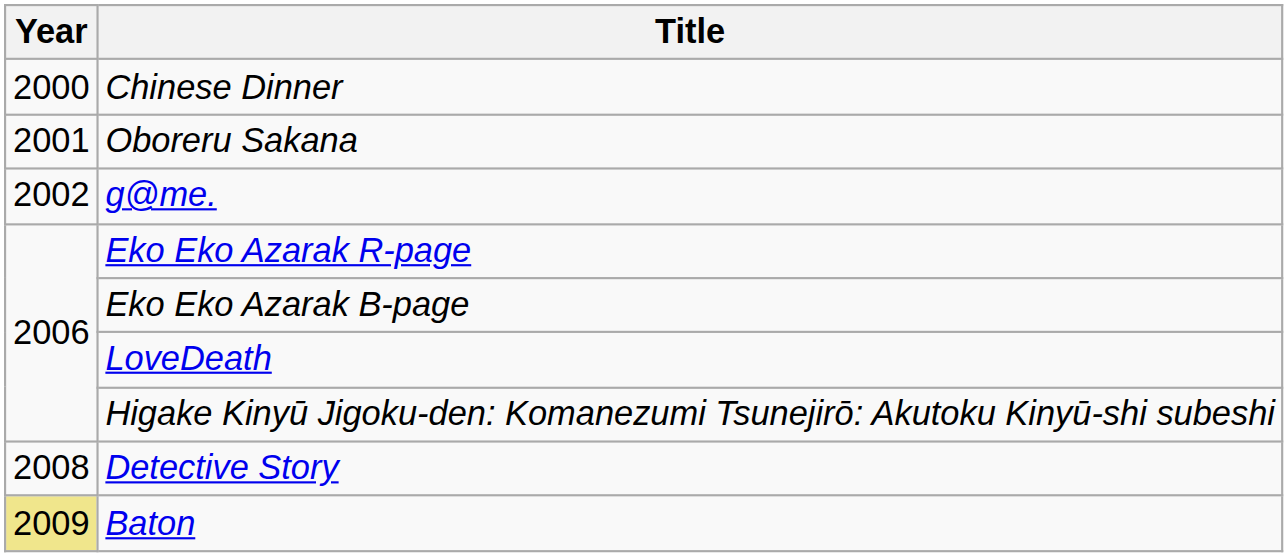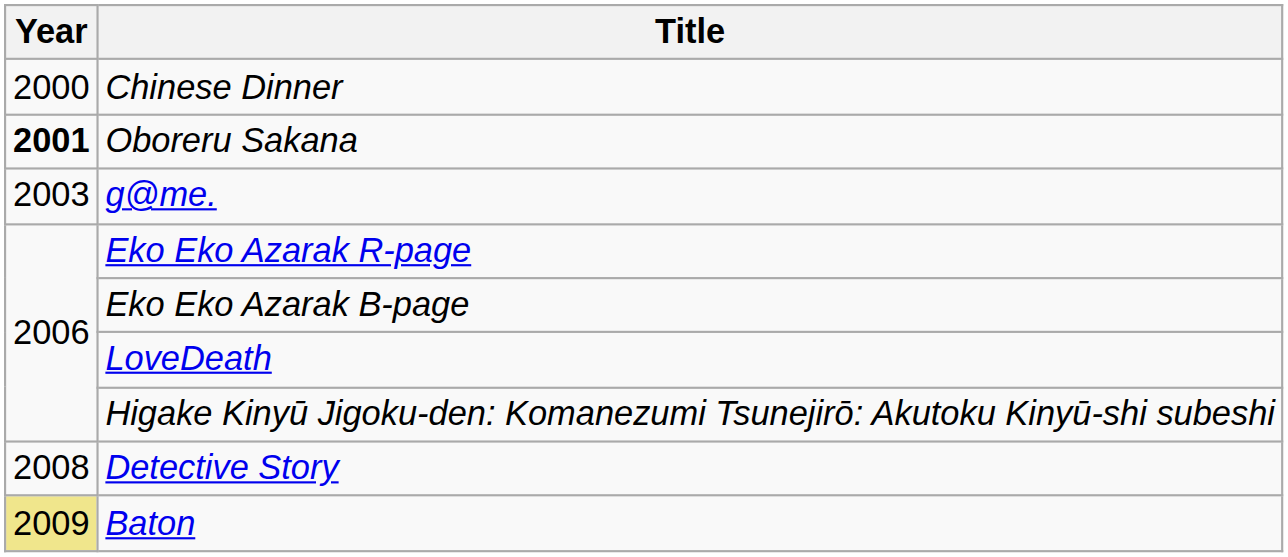(51, 140) normal -> (51, 140) bold
(51, 195) 2002 -> (51, 195) 2003
